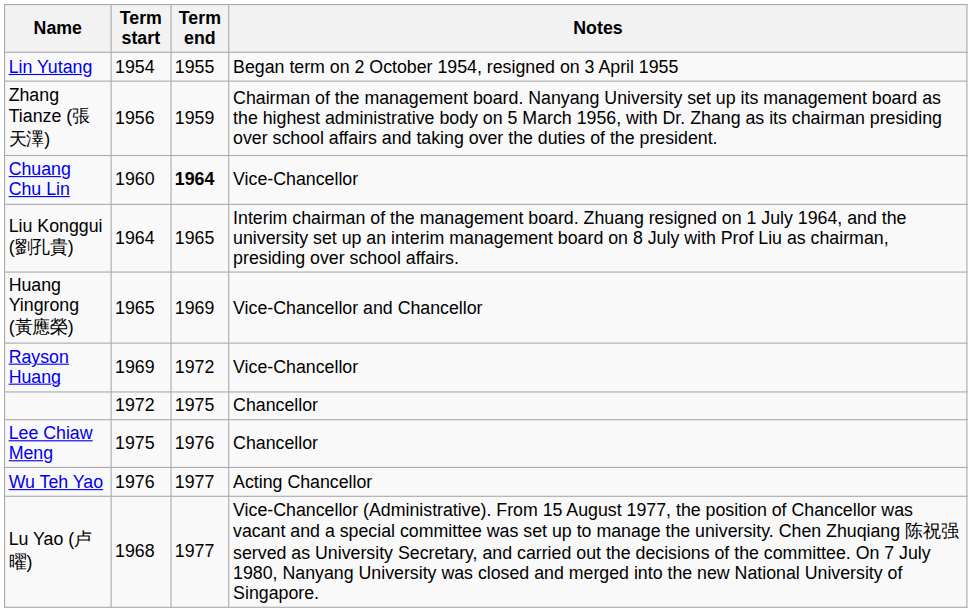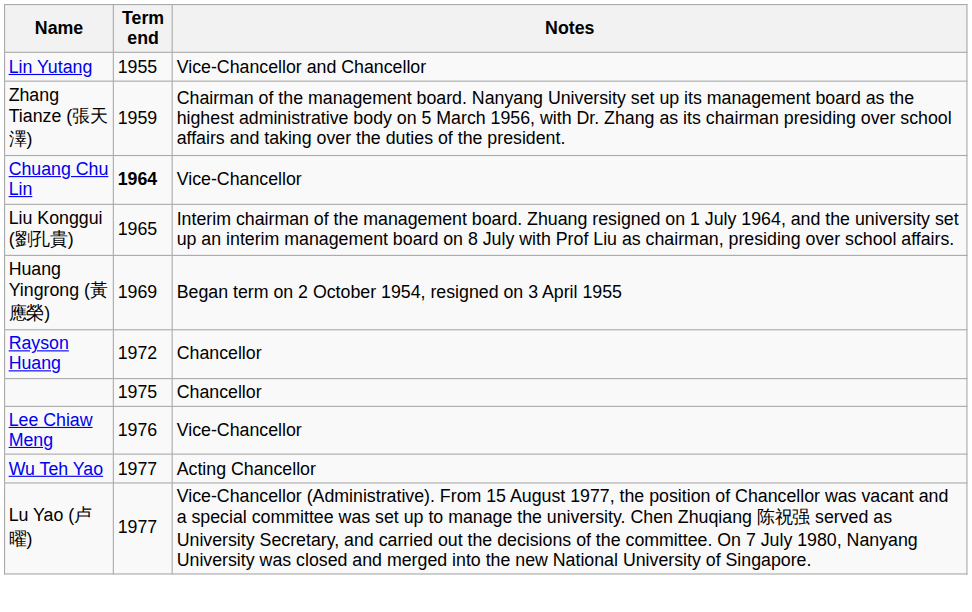- column: (141, 28)
(456, 66) Began term on 2 October 1954, resigned on 3 April 1955 -> (301, 66) Vice-Chancellor and Chancellor
(358, 307) Vice-Chancellor and Chancellor -> (399, 292) Began term on 2 October 1954, resigned on 3 April 1955
(296, 367) Vice-Chancellor -> (219, 354) Chancellor
(276, 443) Chancellor -> (239, 430) Vice-Chancellor
